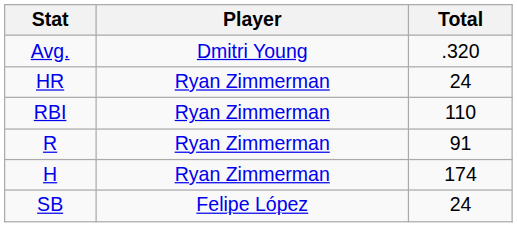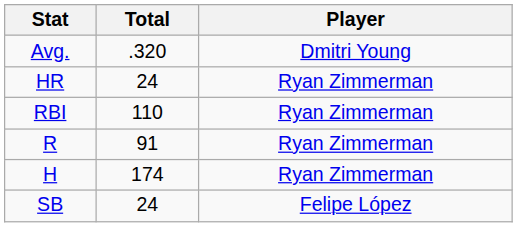columns swapped: (252, 19) <-> (461, 19)
